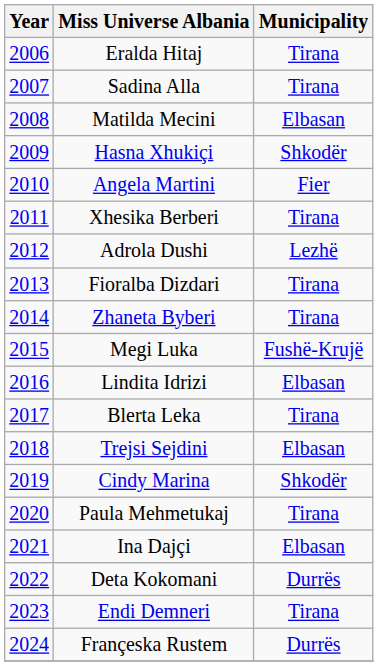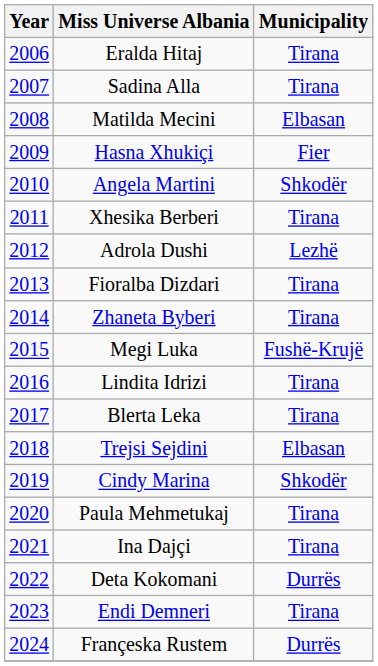(314, 152) Shkodër -> (314, 152) Fier
(314, 185) Fier -> (314, 185) Shkodër
(314, 382) Elbasan -> (314, 382) Tirana
(314, 546) Elbasan -> (314, 546) Tirana
